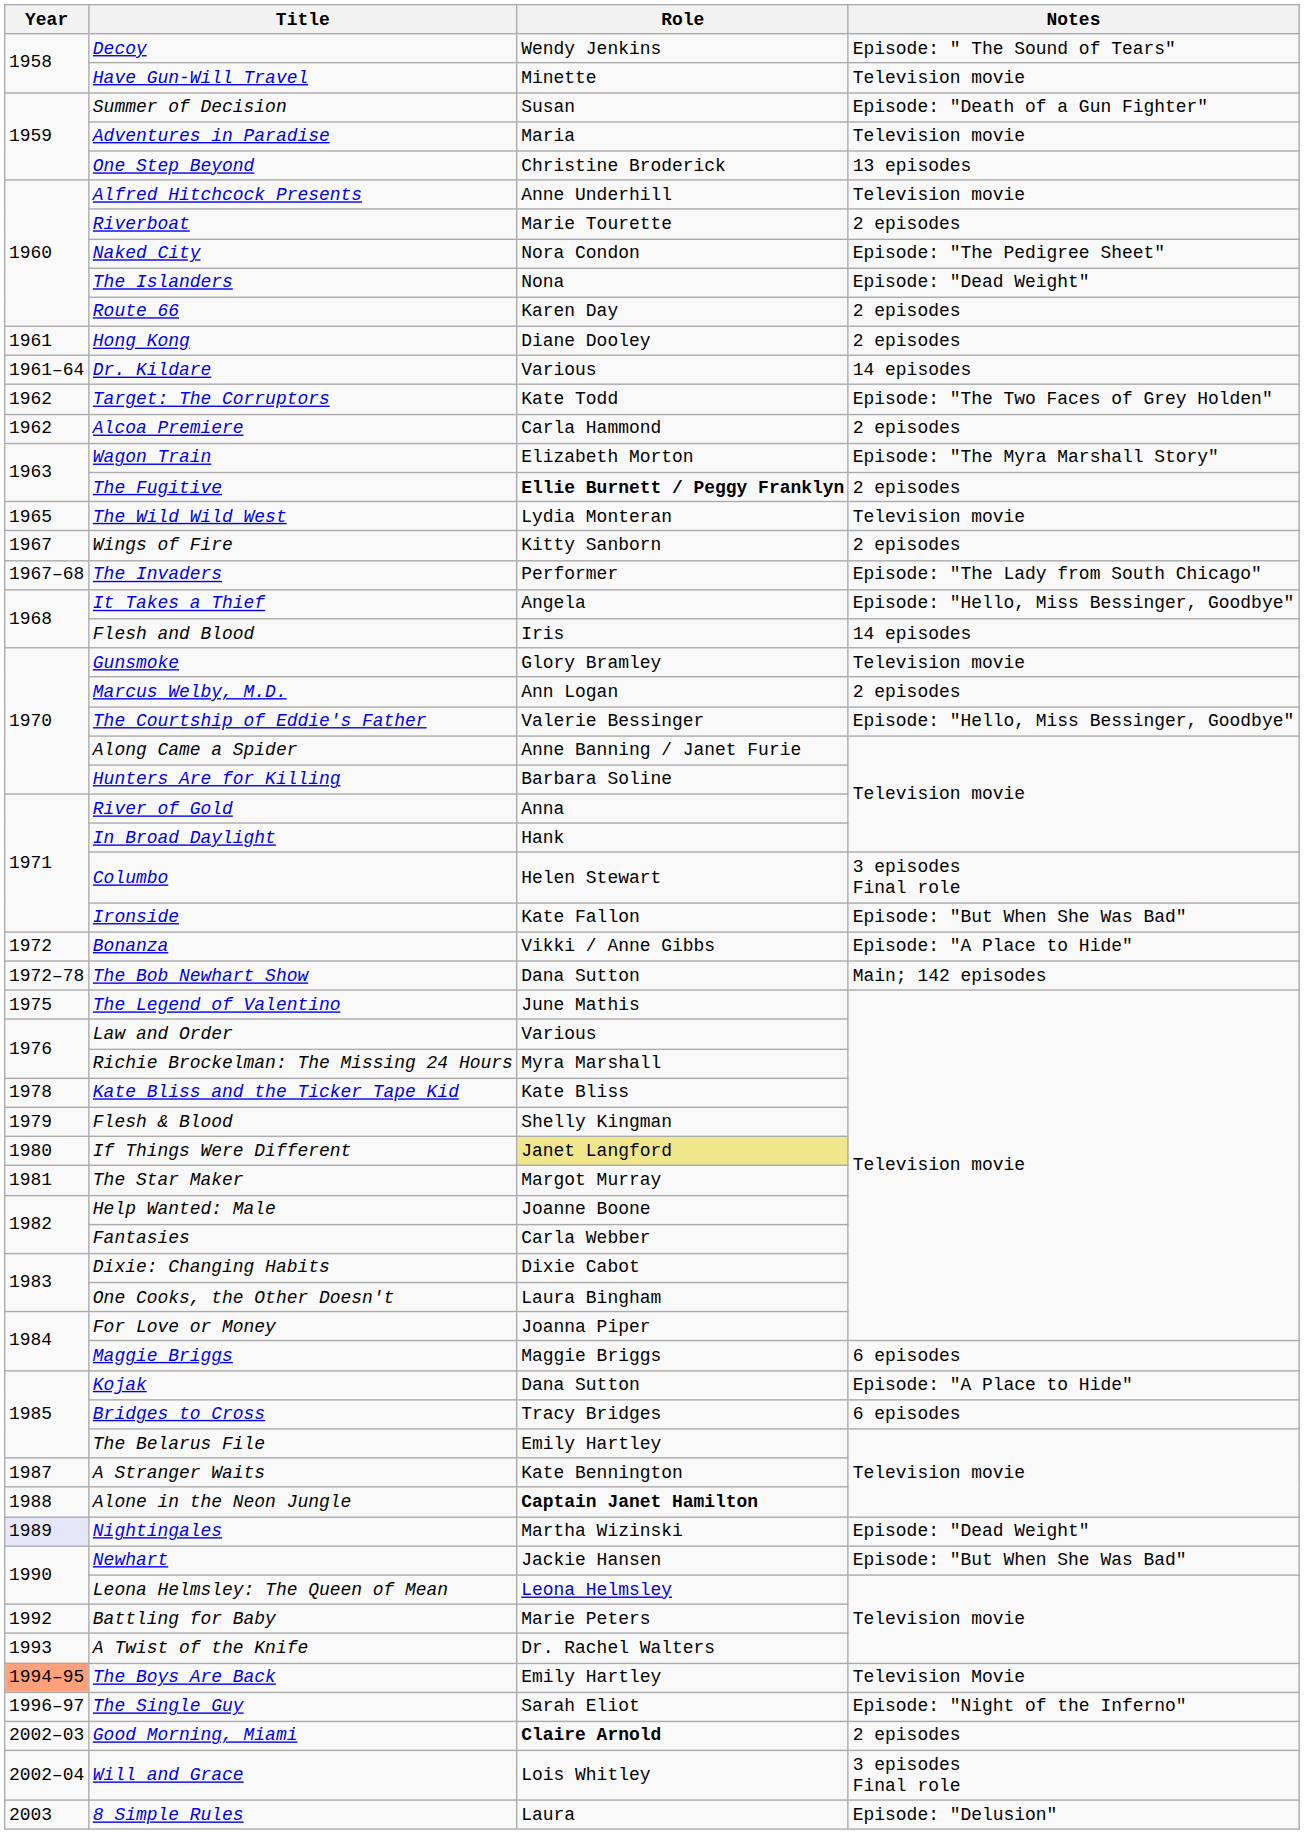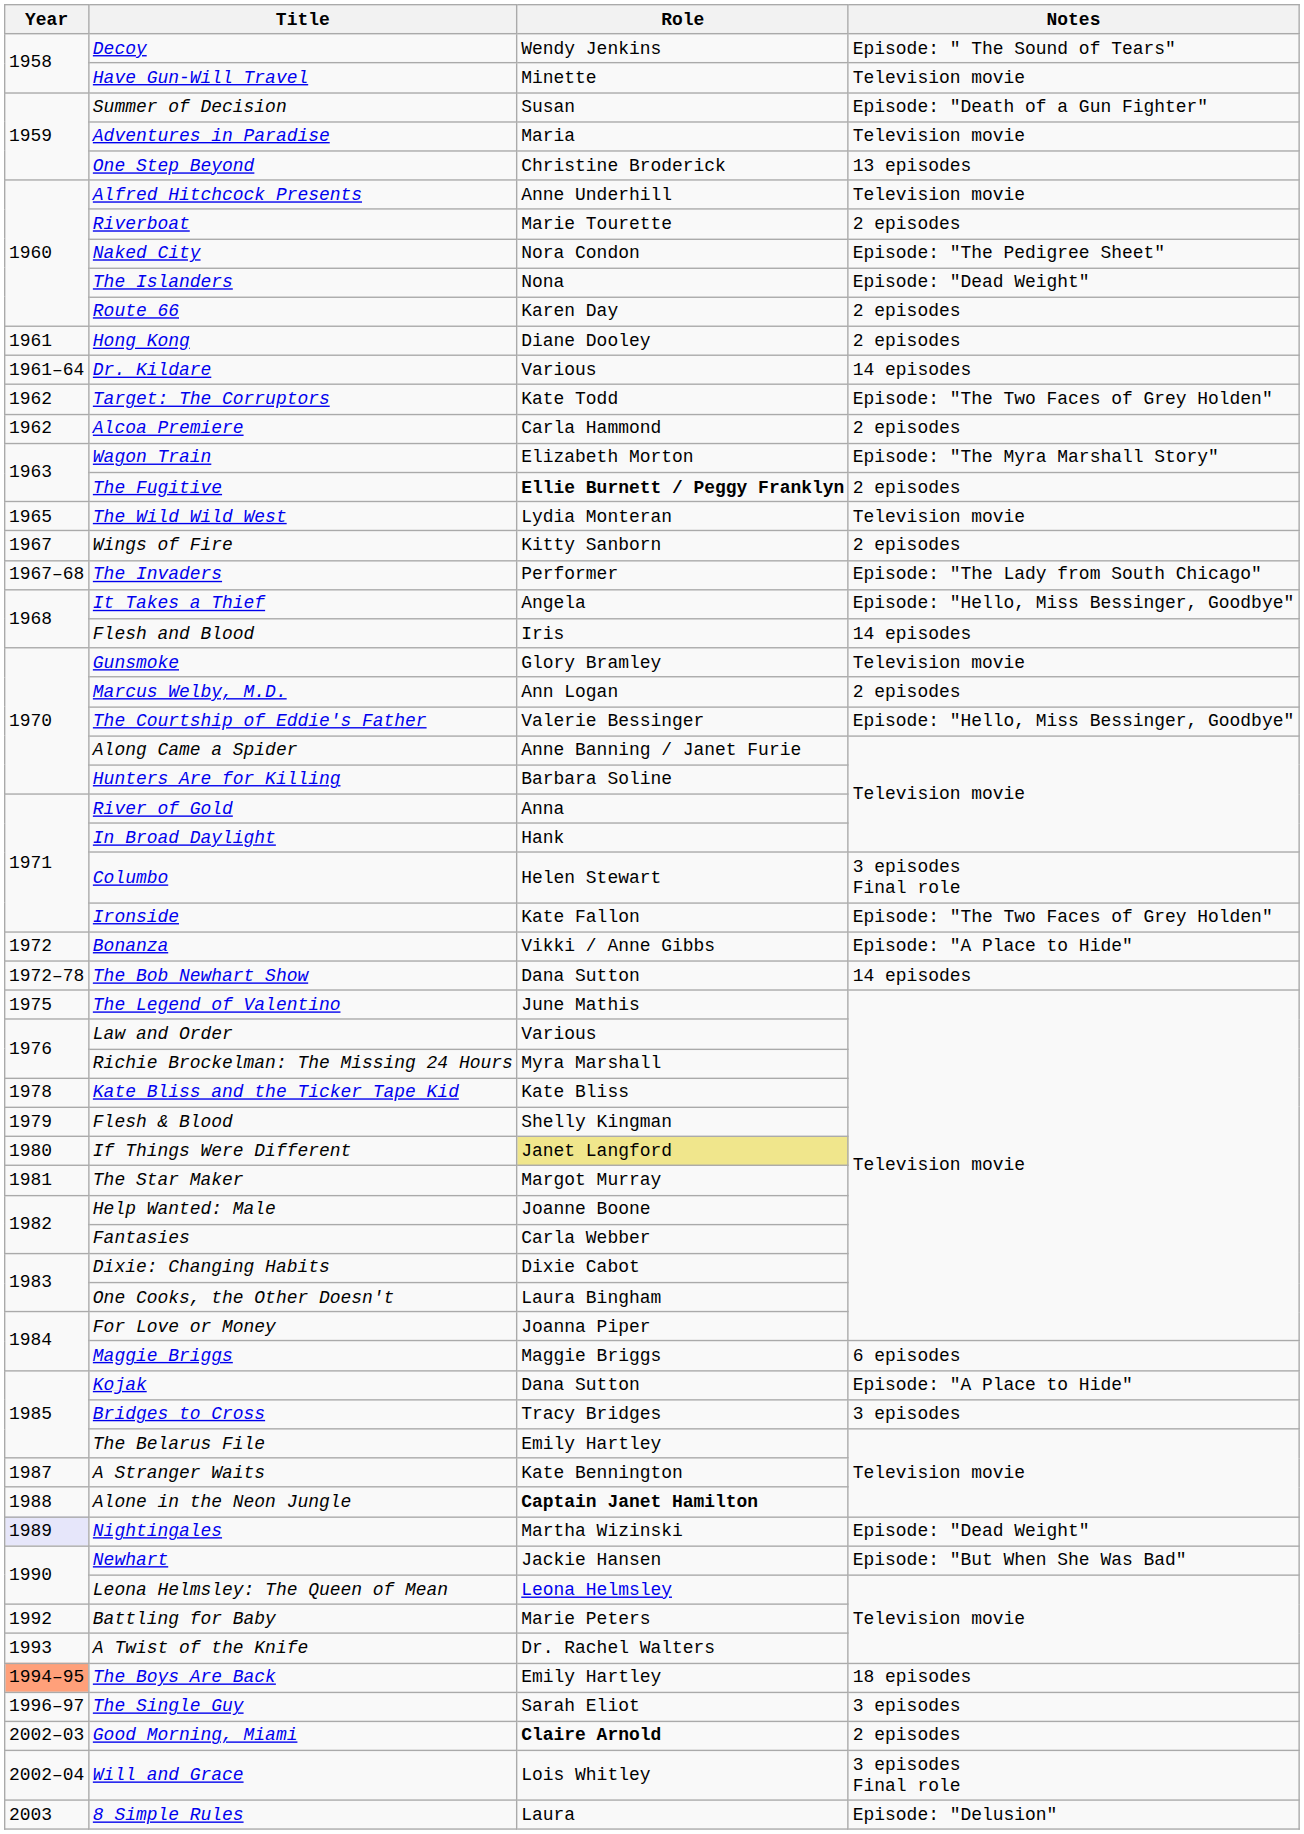(1020, 917) Episode: "But When She Was Bad" -> (1063, 917) Episode: "The Two Faces of Grey Holden"
(950, 976) Main; 142 episodes -> (912, 976) 14 episodes
(907, 1414) 6 episodes -> (907, 1414) 3 episodes
(939, 1677) Television Movie -> (912, 1677) 18 episodes
(1020, 1707) Episode: "Night of the Inferno" -> (907, 1707) 3 episodes
